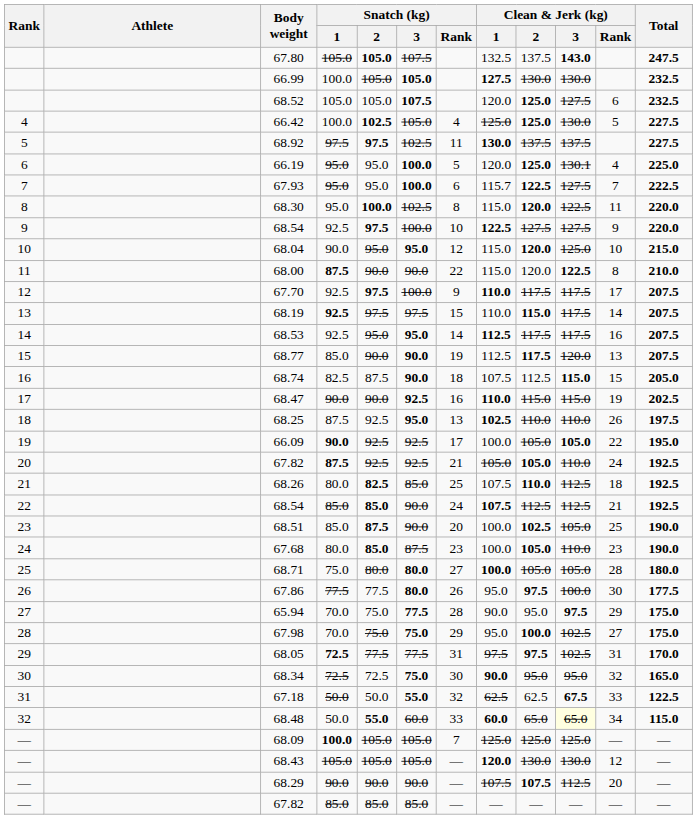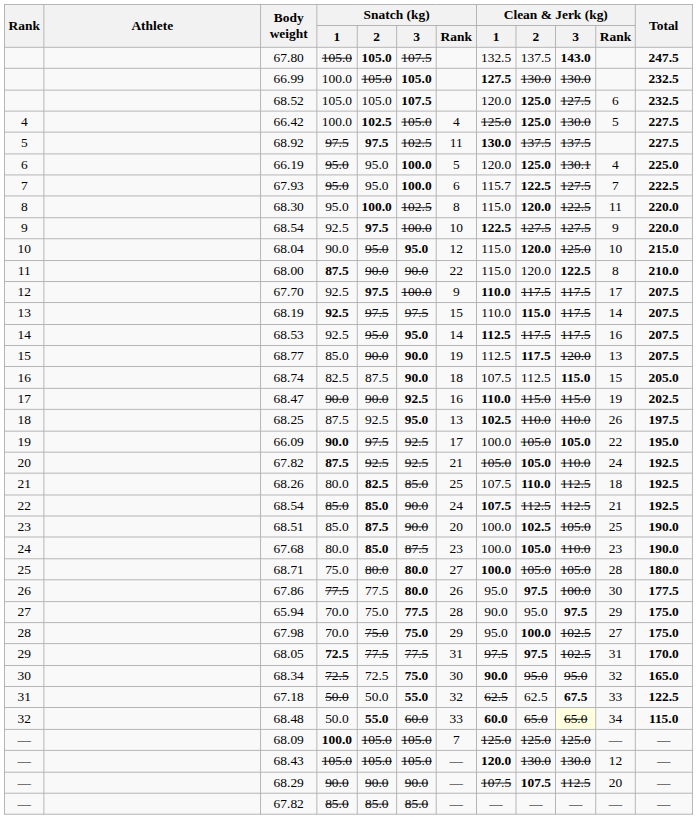(377, 441) 92.5 -> (377, 441) 97.5
